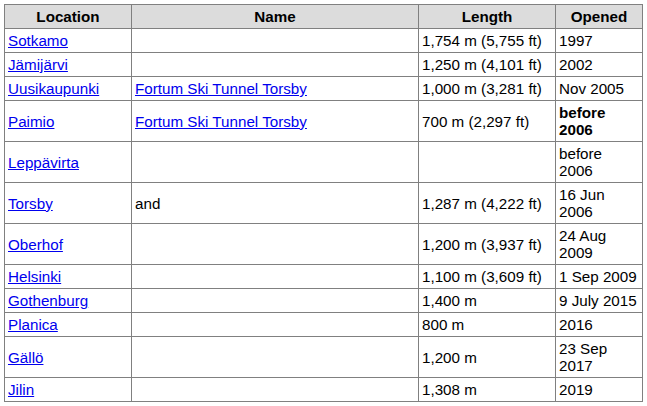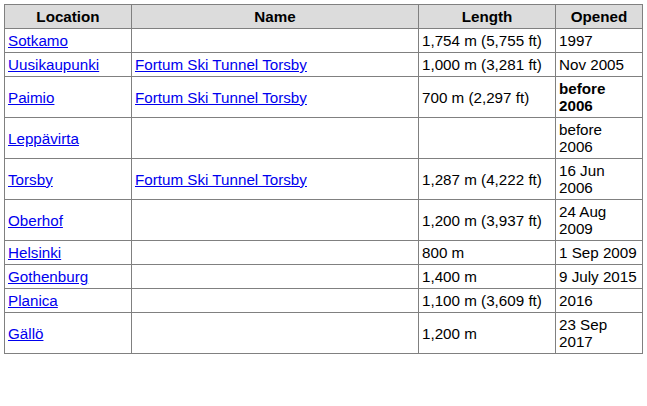- row: (38, 64)
(148, 203) and -> (221, 179) Fortum Ski Tunnel Torsby
(482, 276) 1,100 m (3,609 ft) -> (443, 252) 800 m
(443, 324) 800 m -> (482, 300) 1,100 m (3,609 ft)
- row: (21, 390)
